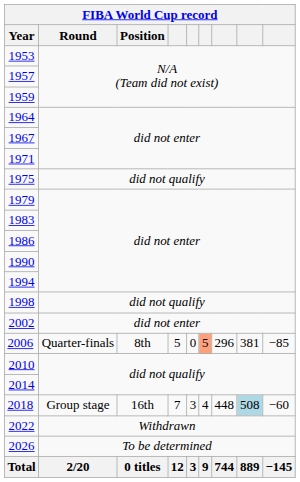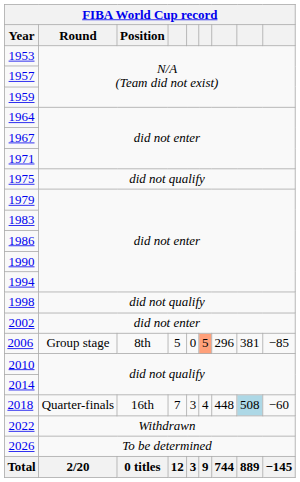(78, 343) Quarter-finals -> (78, 343) Group stage
(78, 405) Group stage -> (78, 405) Quarter-finals
